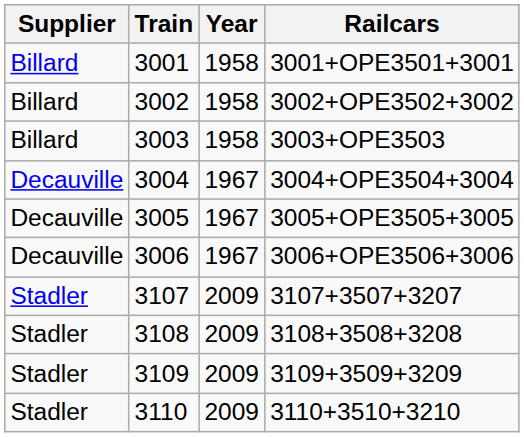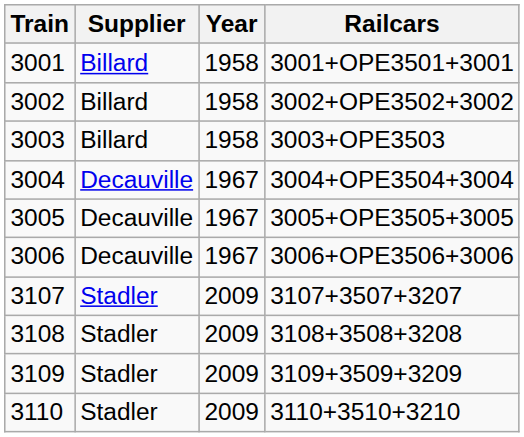columns swapped: (164, 23) <-> (67, 23)
